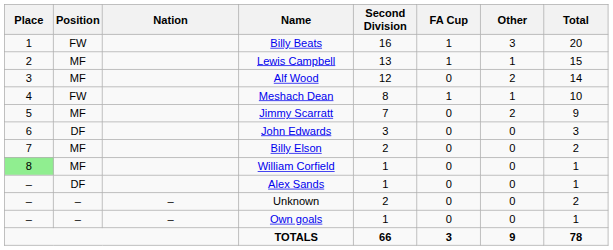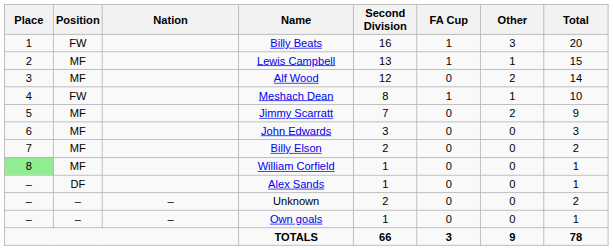(78, 131) DF -> (78, 131) MF
